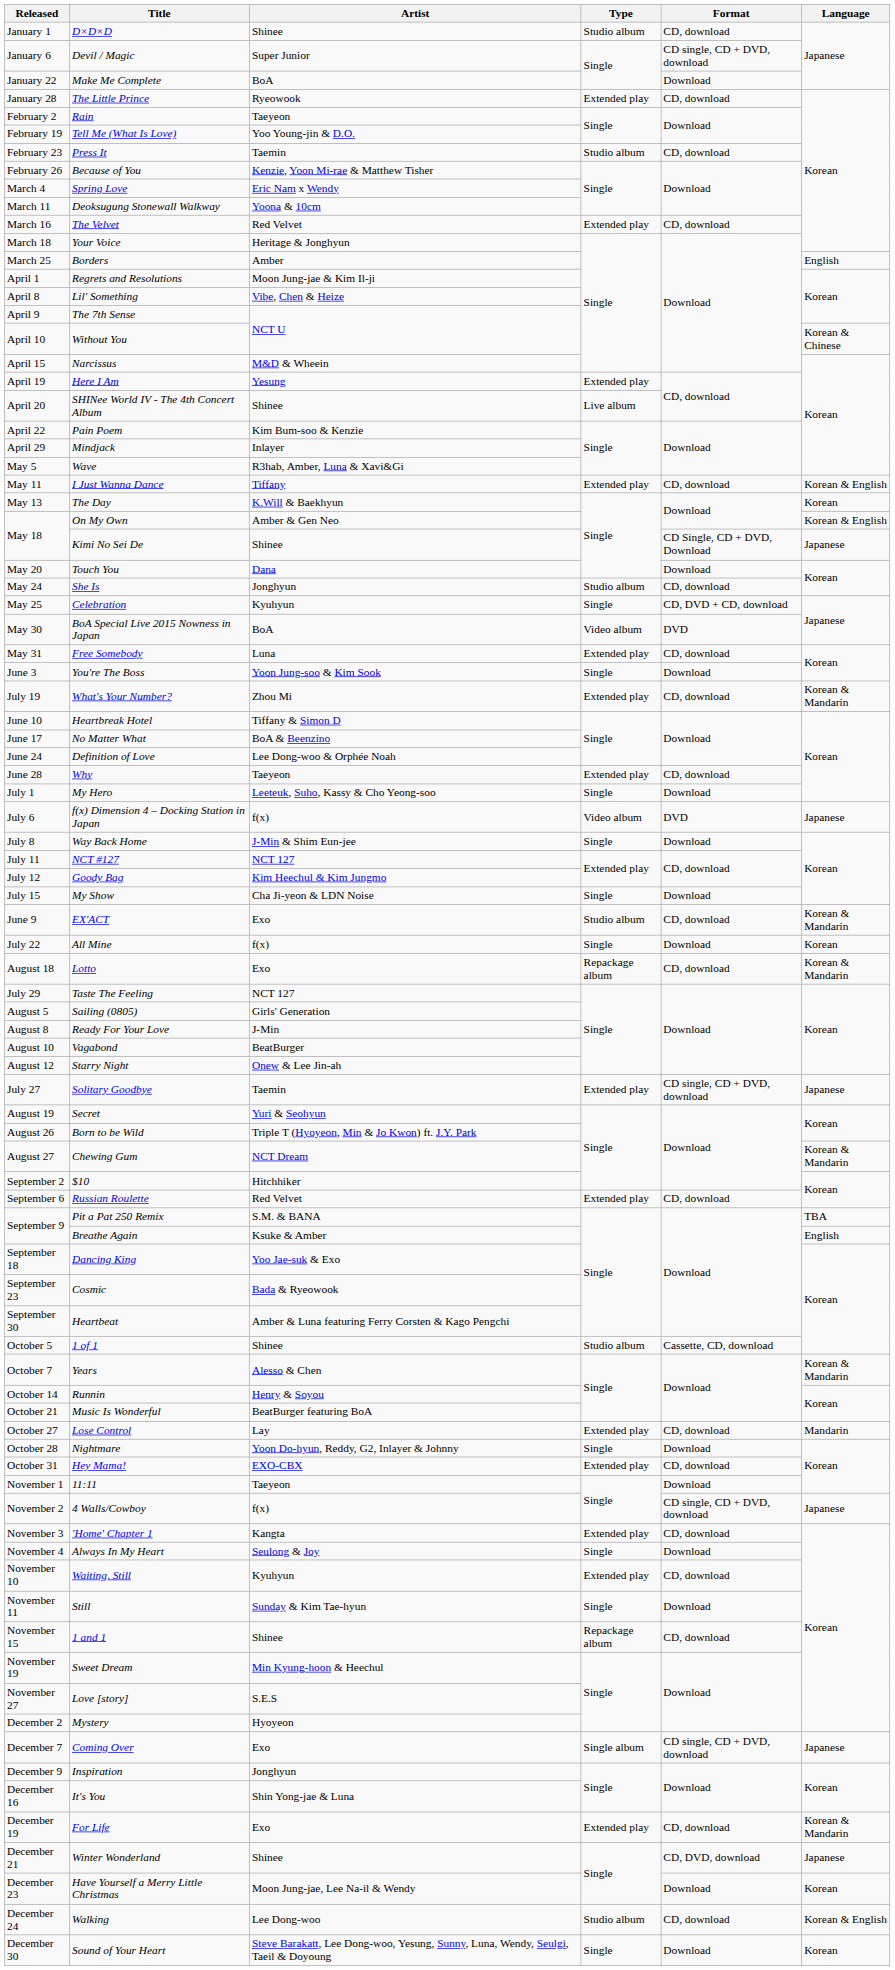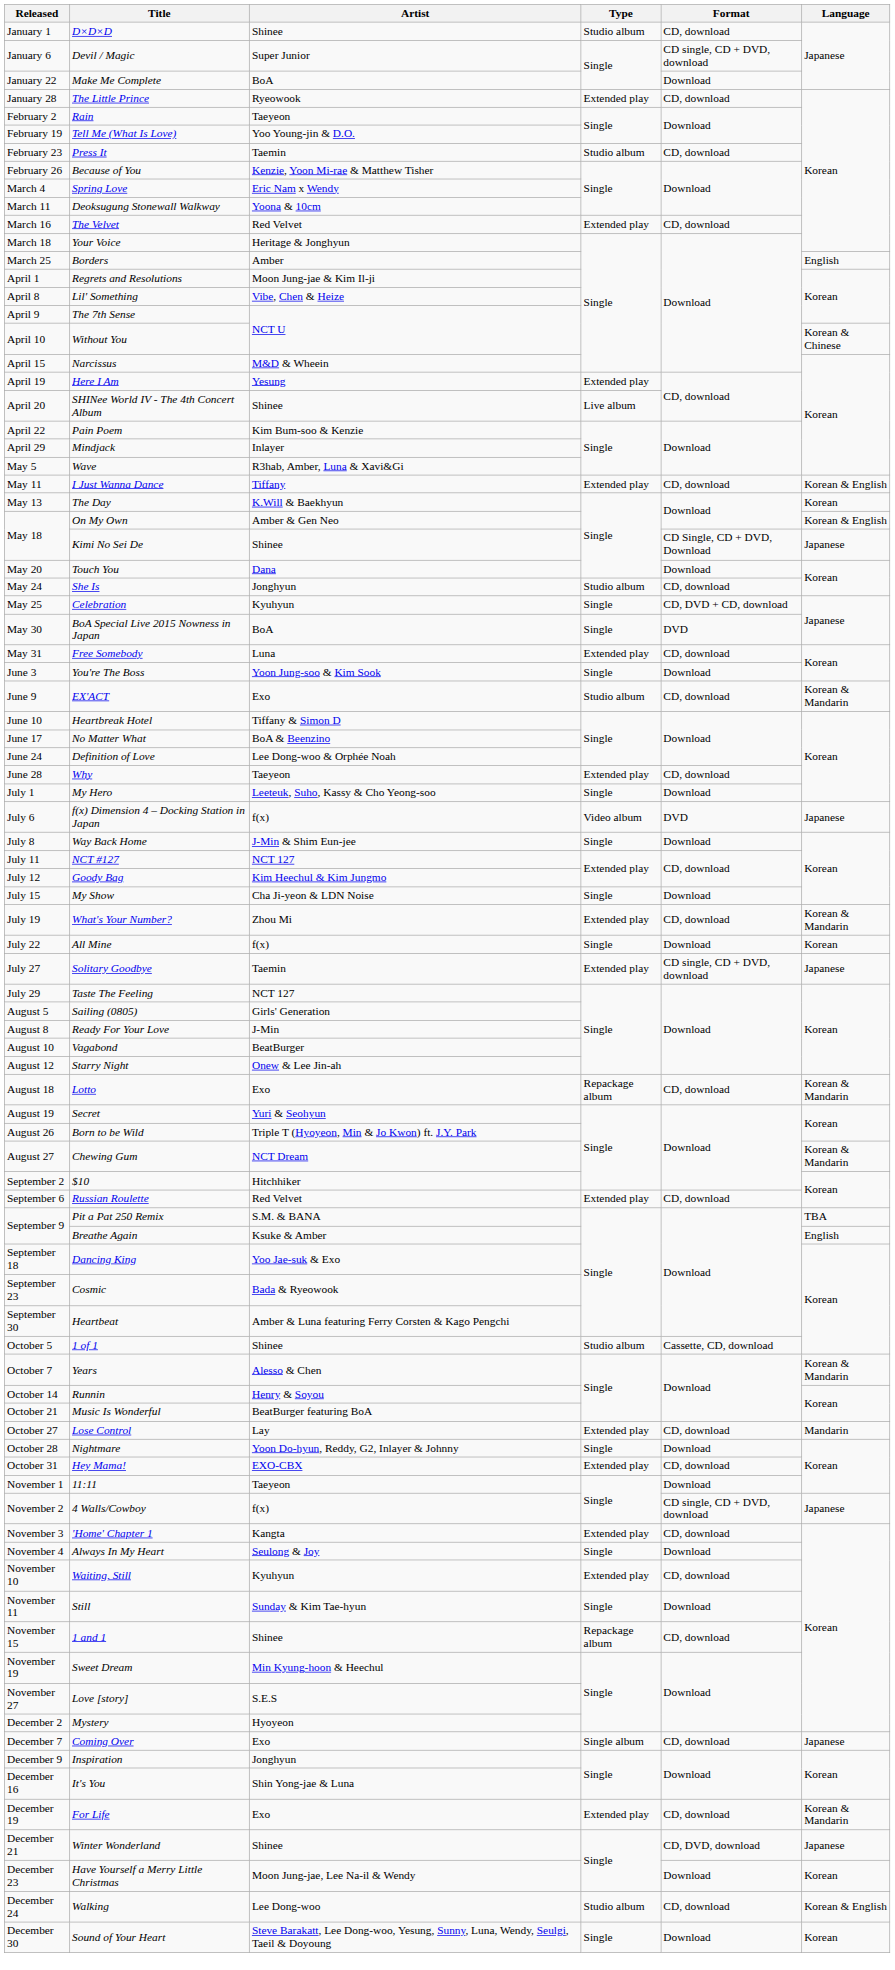(613, 629) Video album -> (598, 629) Single
rows swapped: (91, 920) <-> (122, 696)
rows swapped: (112, 1089) <-> (84, 968)
(717, 1747) CD single, CD + DVD, download -> (696, 1741) CD, download
